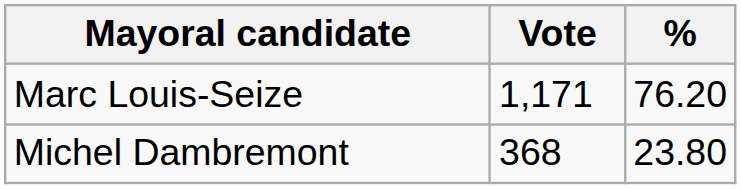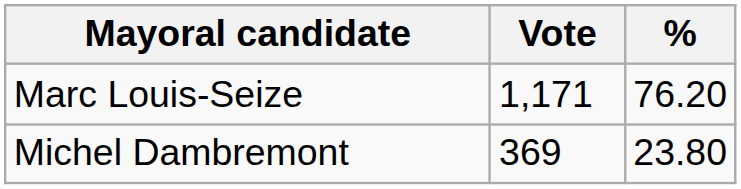(530, 152) 368 -> (530, 152) 369
